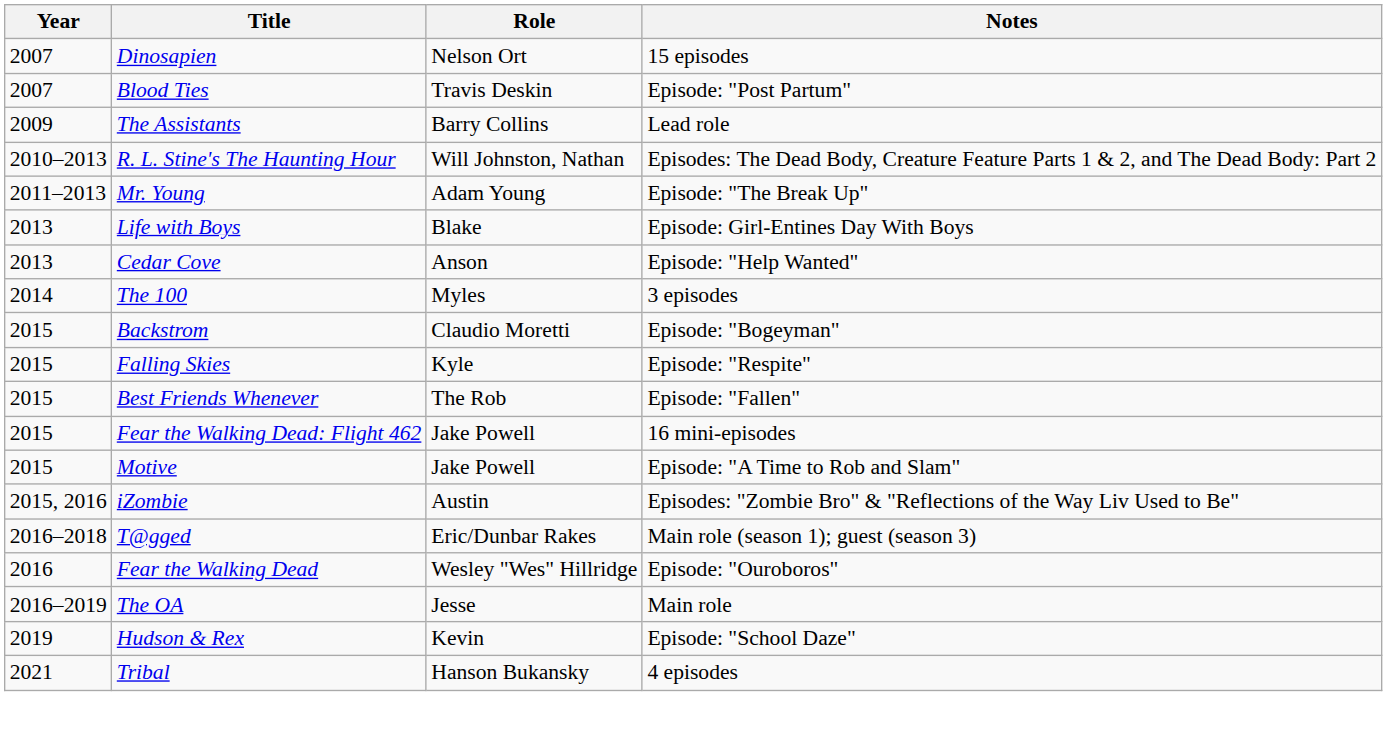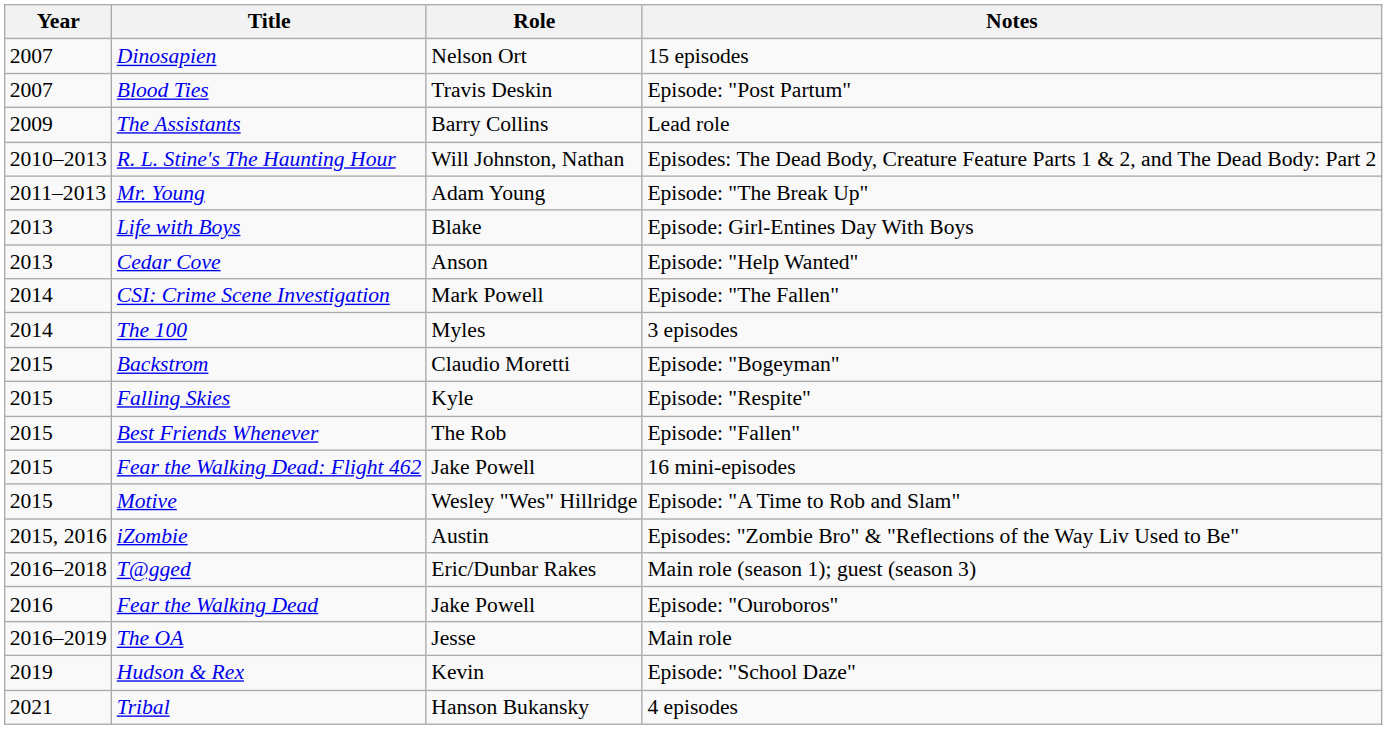+ row: (253, 295)
(483, 466) Jake Powell -> (534, 501) Wesley "Wes" Hillridge
(534, 569) Wesley "Wes" Hillridge -> (483, 603) Jake Powell
